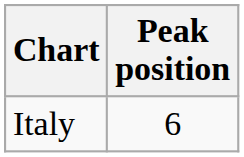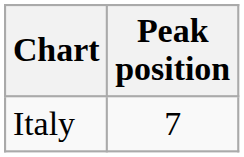(173, 123) 6 -> (173, 123) 7
